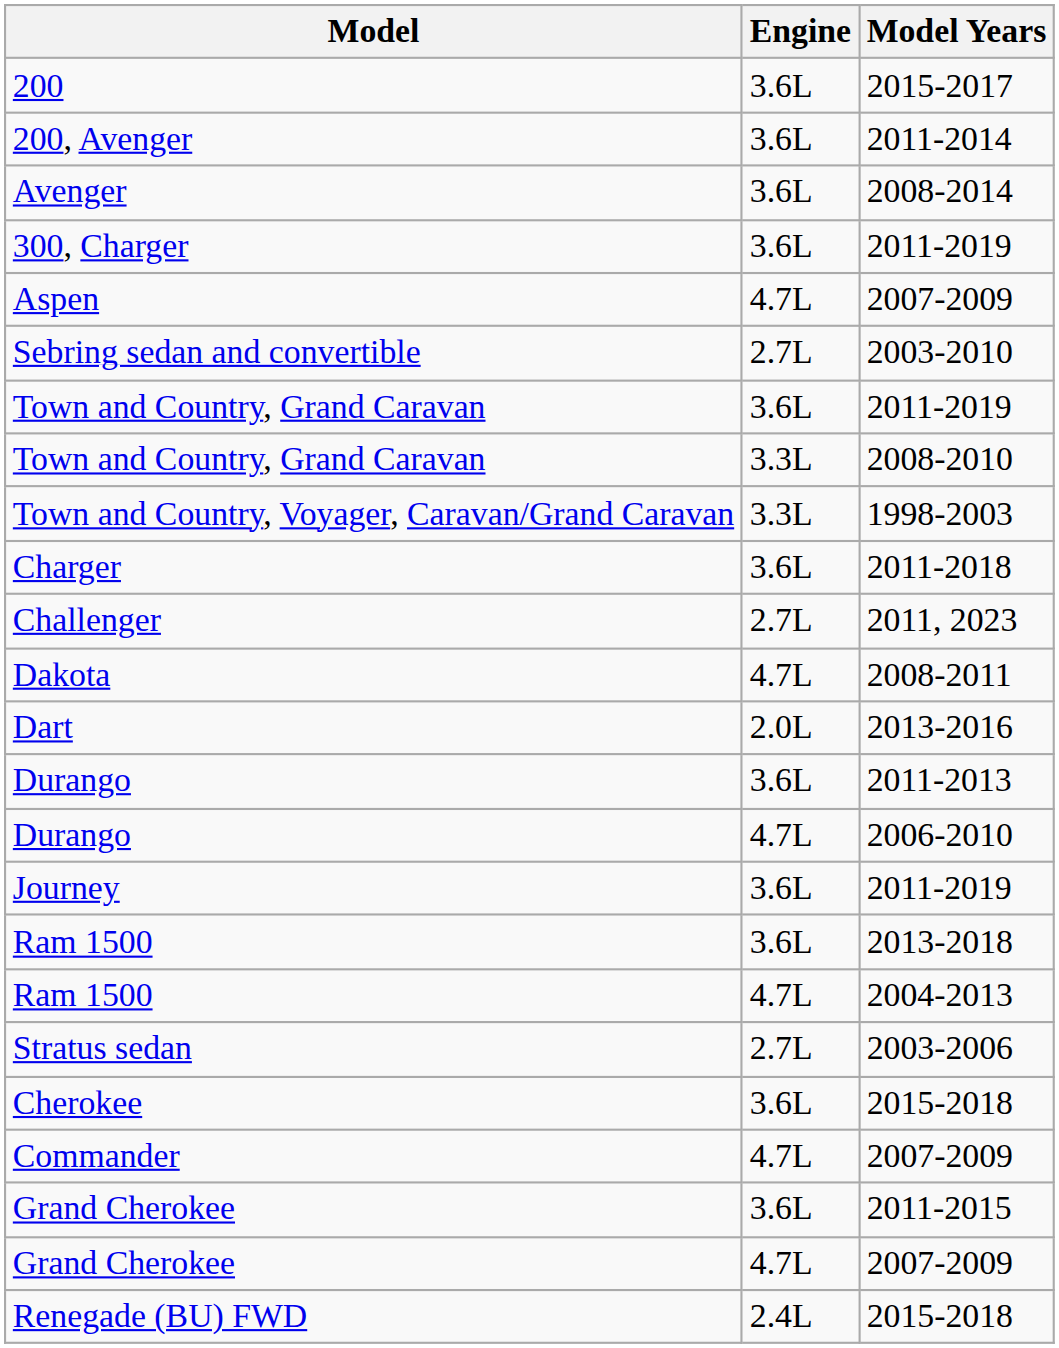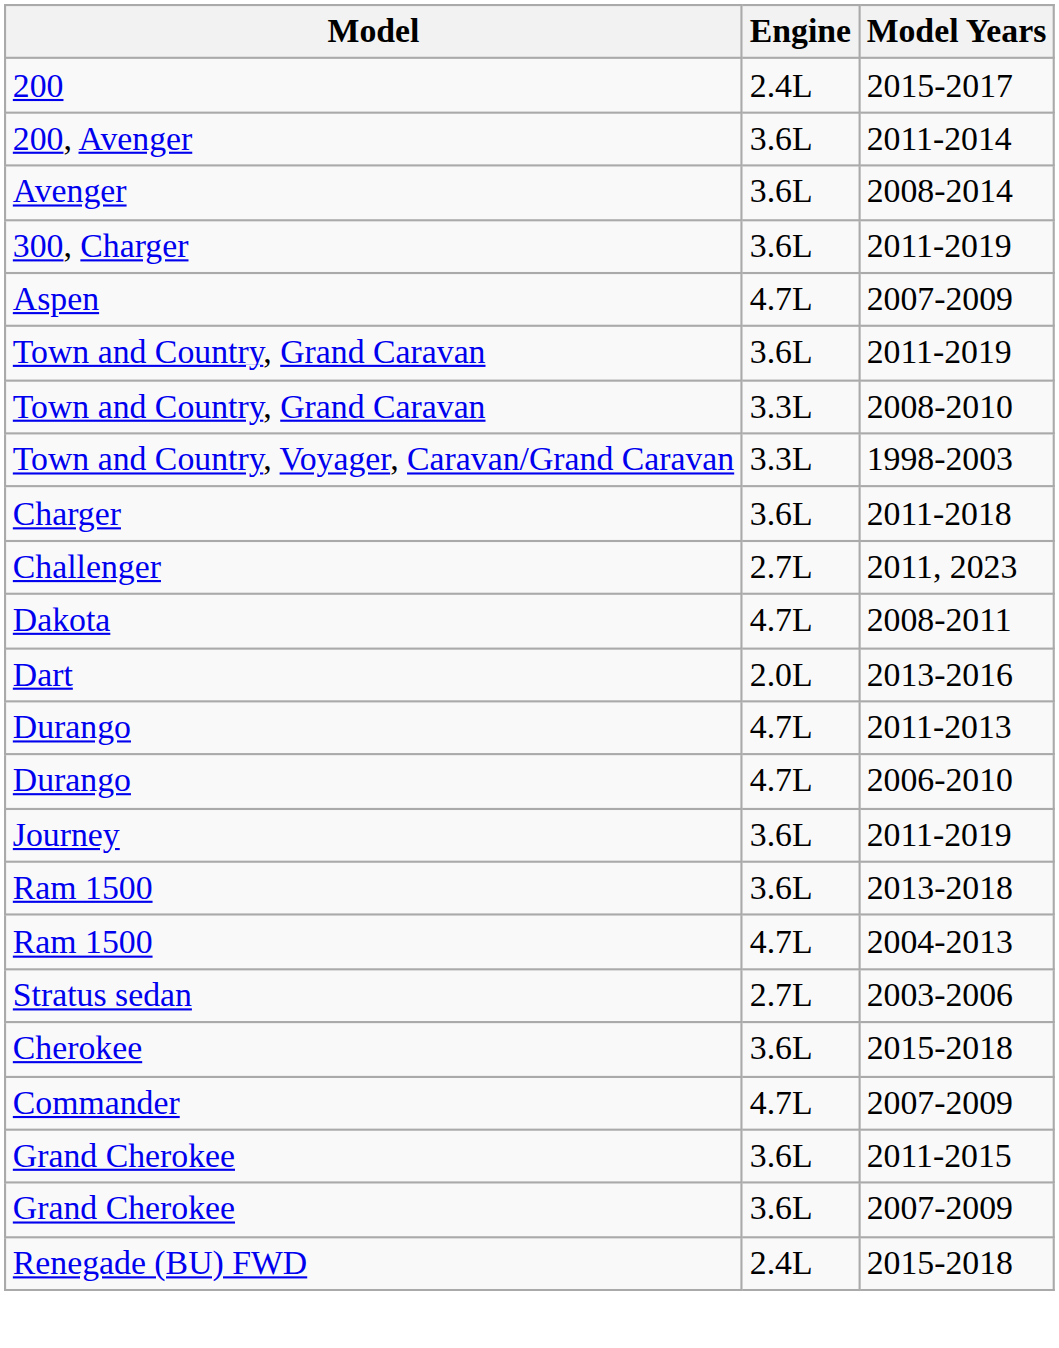(781, 84) 3.6L -> (781, 84) 2.4L
- row: (217, 352)
(781, 780) 3.6L -> (781, 727) 4.7L
(781, 1262) 4.7L -> (781, 1209) 3.6L
